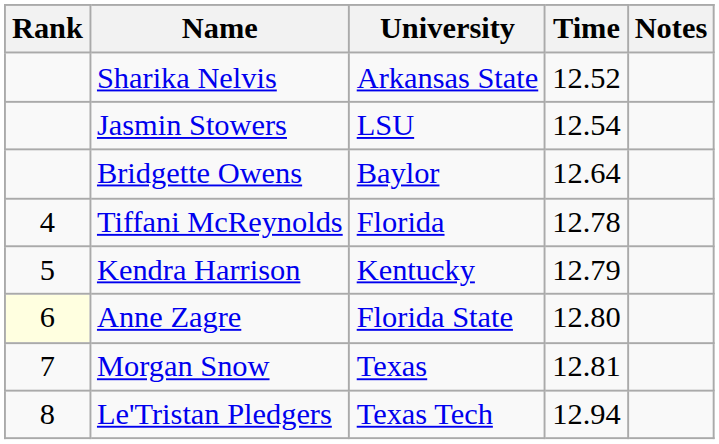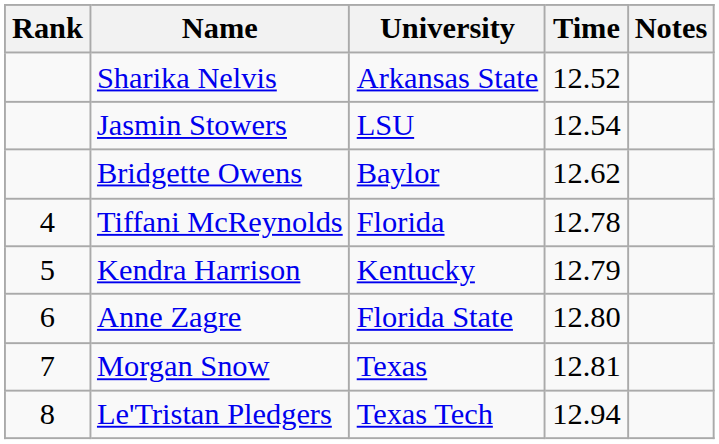(586, 173) 12.64 -> (586, 173) 12.62
(47, 317) lightyellow background -> (47, 317) no background
